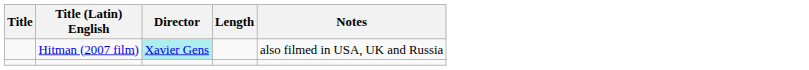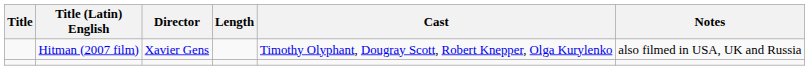+ column: (436, 21)
(177, 49) paleturquoise background -> (177, 49) no background
